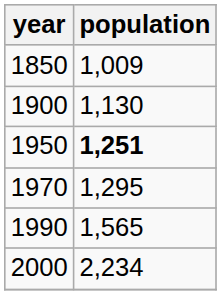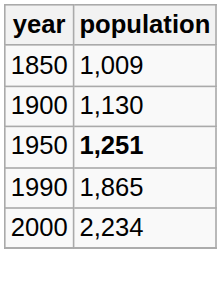- row: (39, 187)
(111, 227) 1,565 -> (111, 187) 1,865
